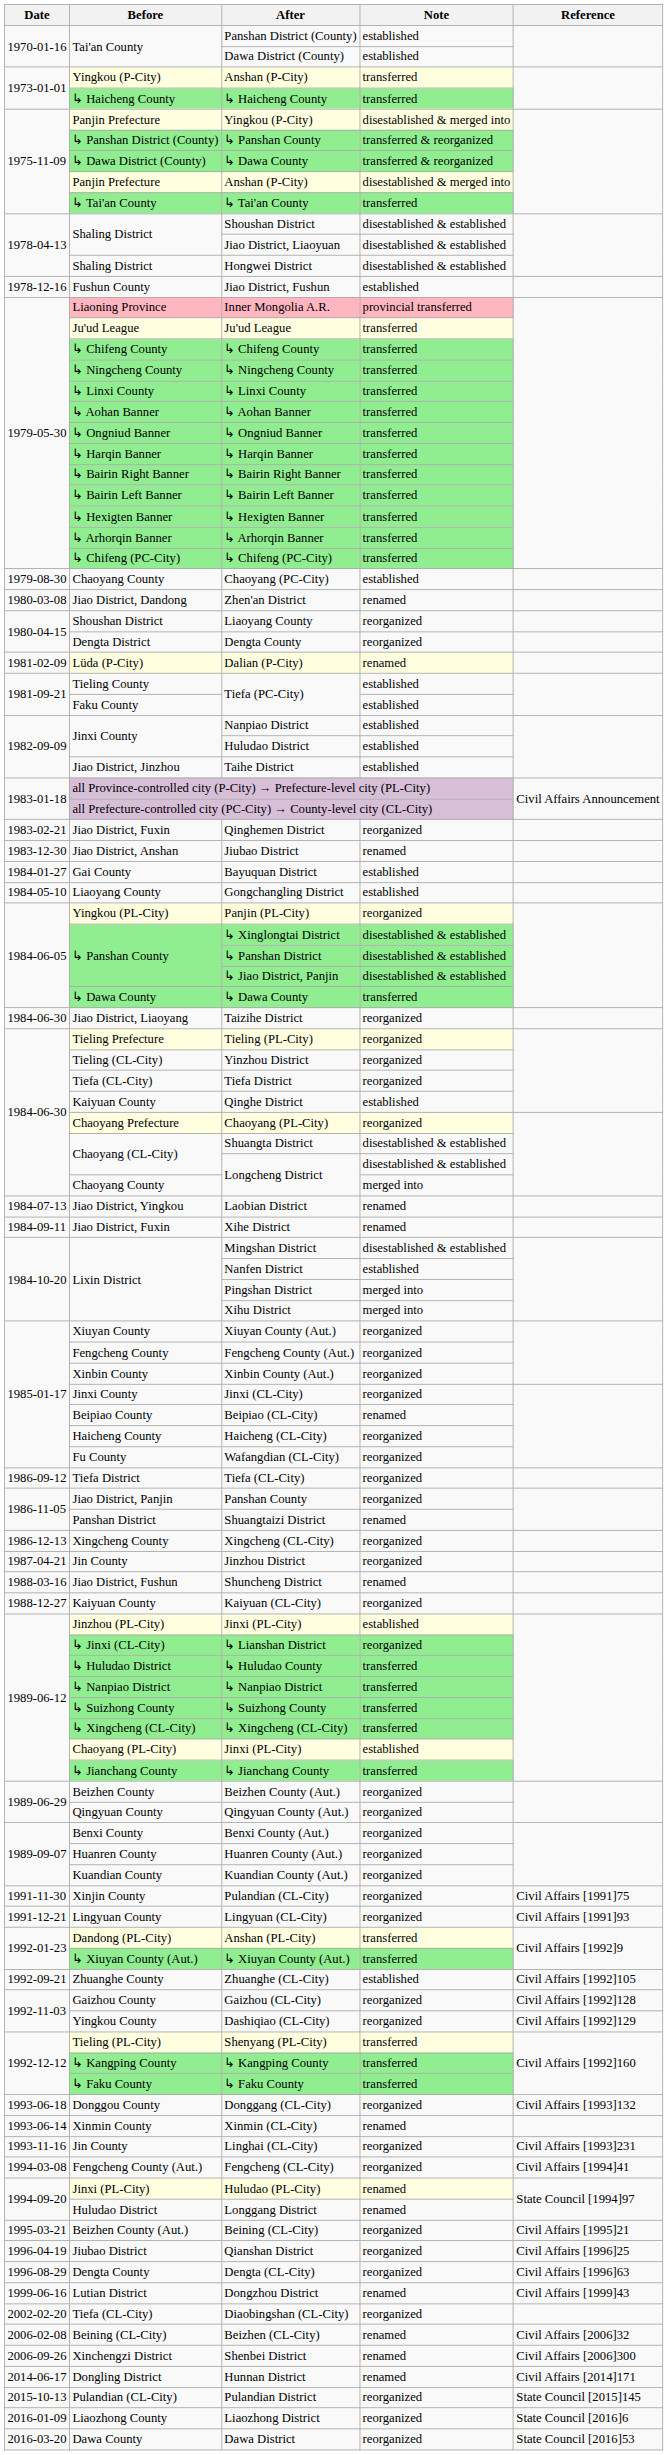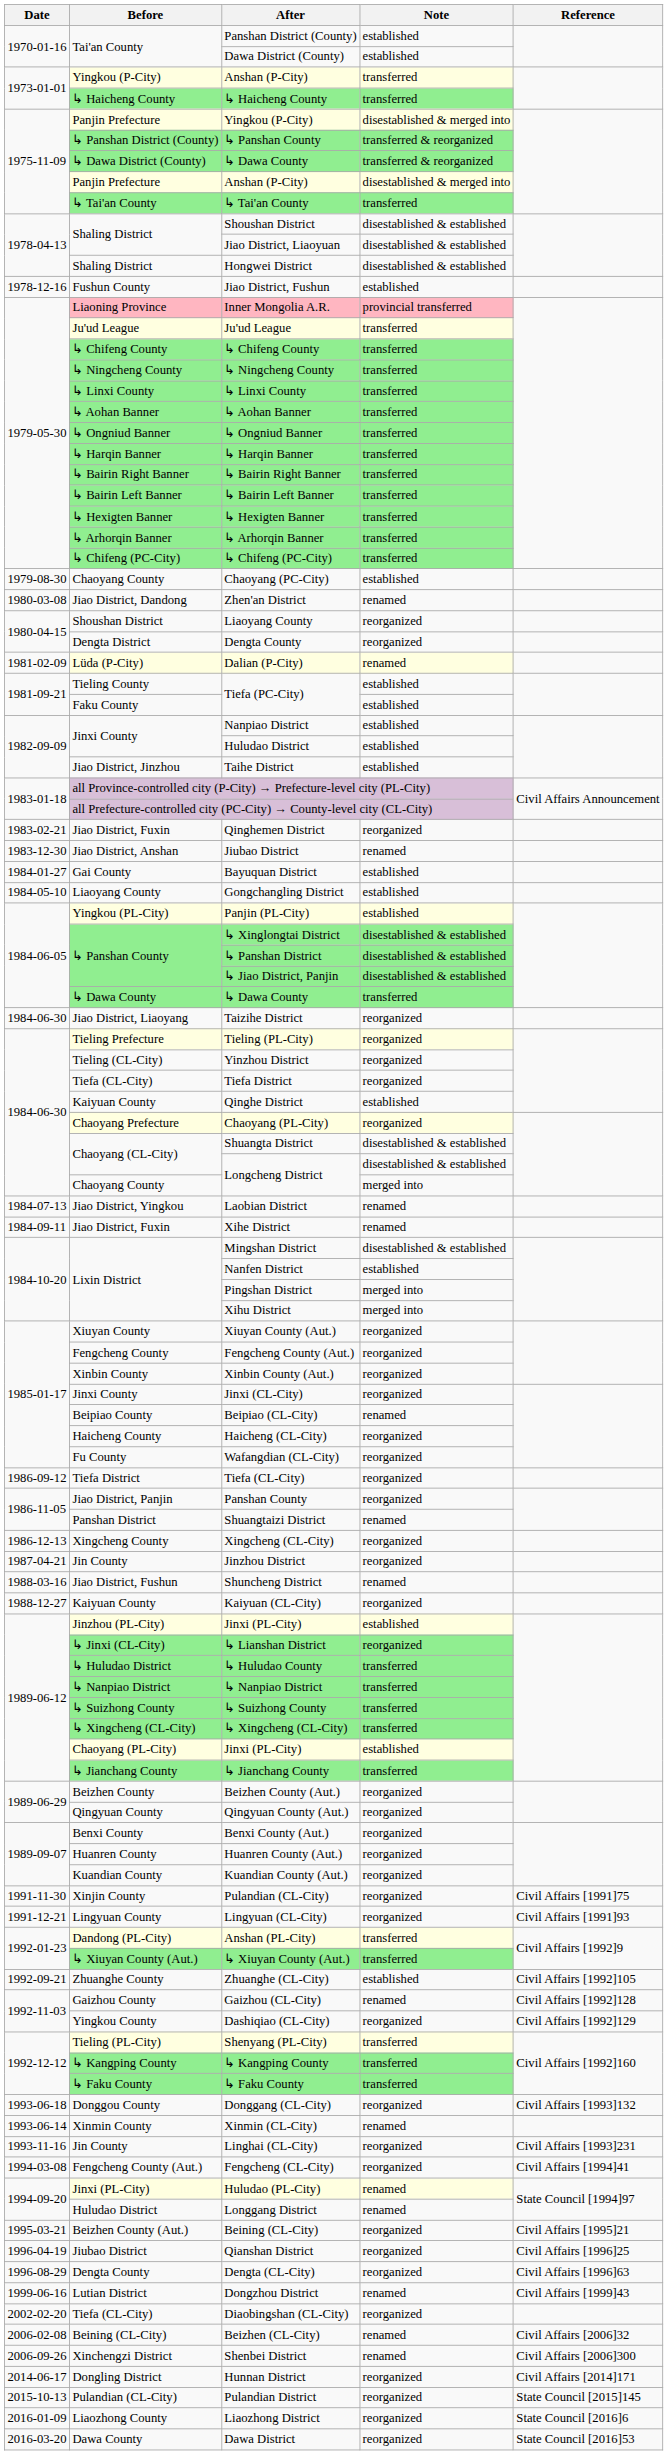(392, 914) reorganized -> (391, 914) established
(392, 2000) reorganized -> (384, 2000) renamed
(384, 2377) renamed -> (392, 2377) reorganized
